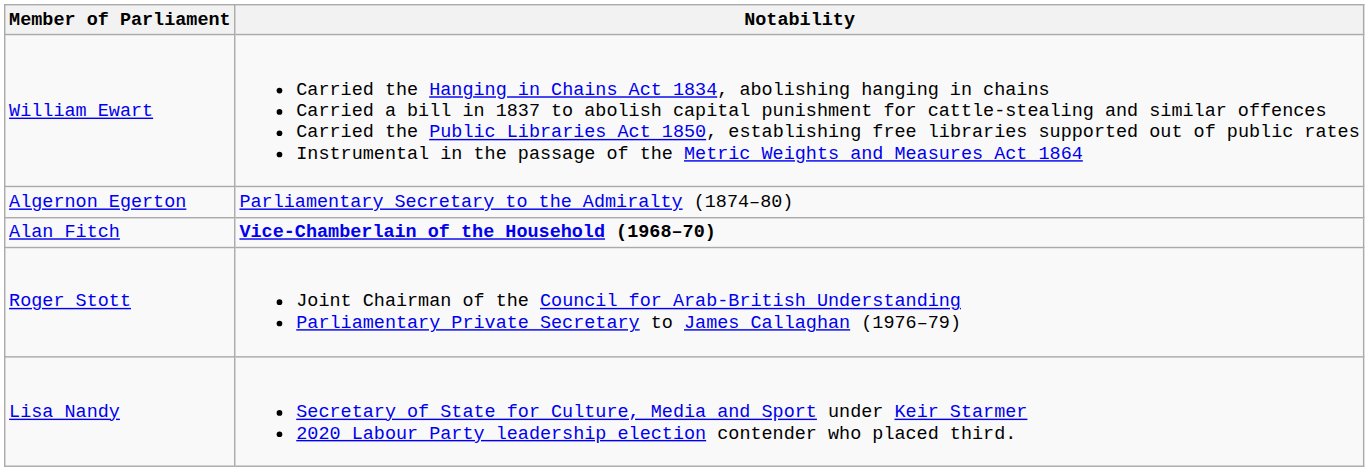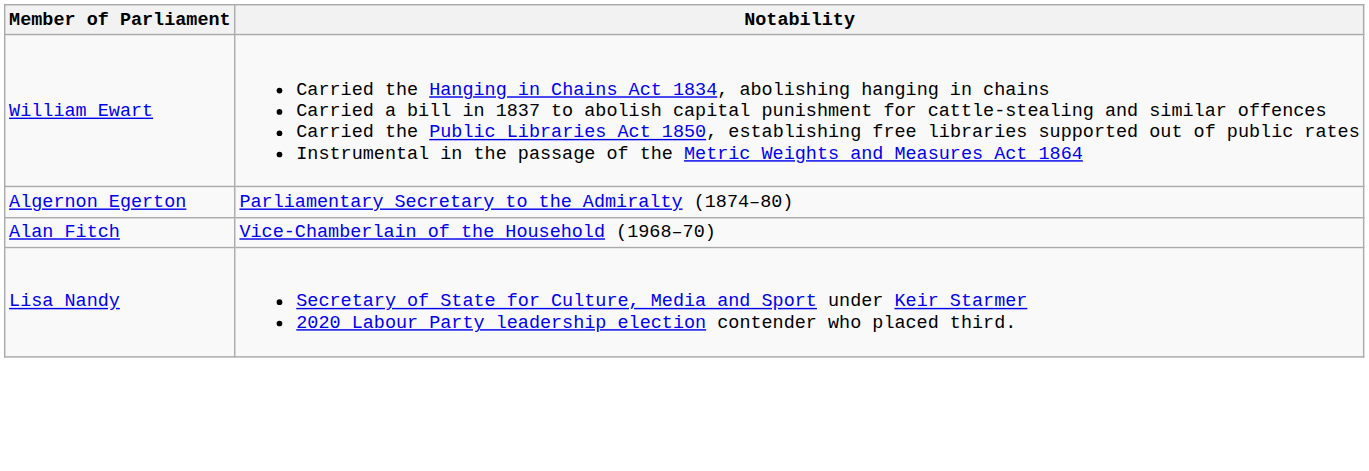(478, 232) bold -> (478, 232) normal
- row: (70, 302)
